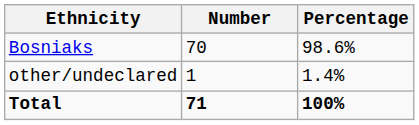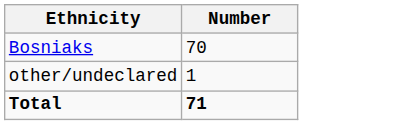- column: (356, 19)
